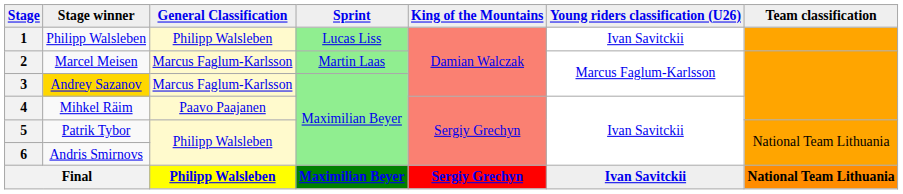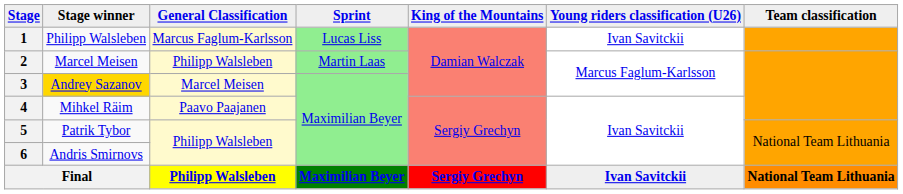(222, 39) Philipp Walsleben -> (222, 39) Marcus Faglum-Karlsson
(222, 62) Marcus Faglum-Karlsson -> (222, 62) Philipp Walsleben
(222, 85) Marcus Faglum-Karlsson -> (222, 85) Marcel Meisen
